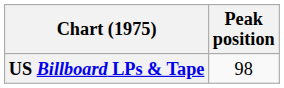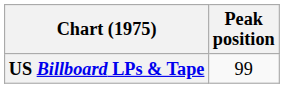(244, 68) 98 -> (244, 68) 99
